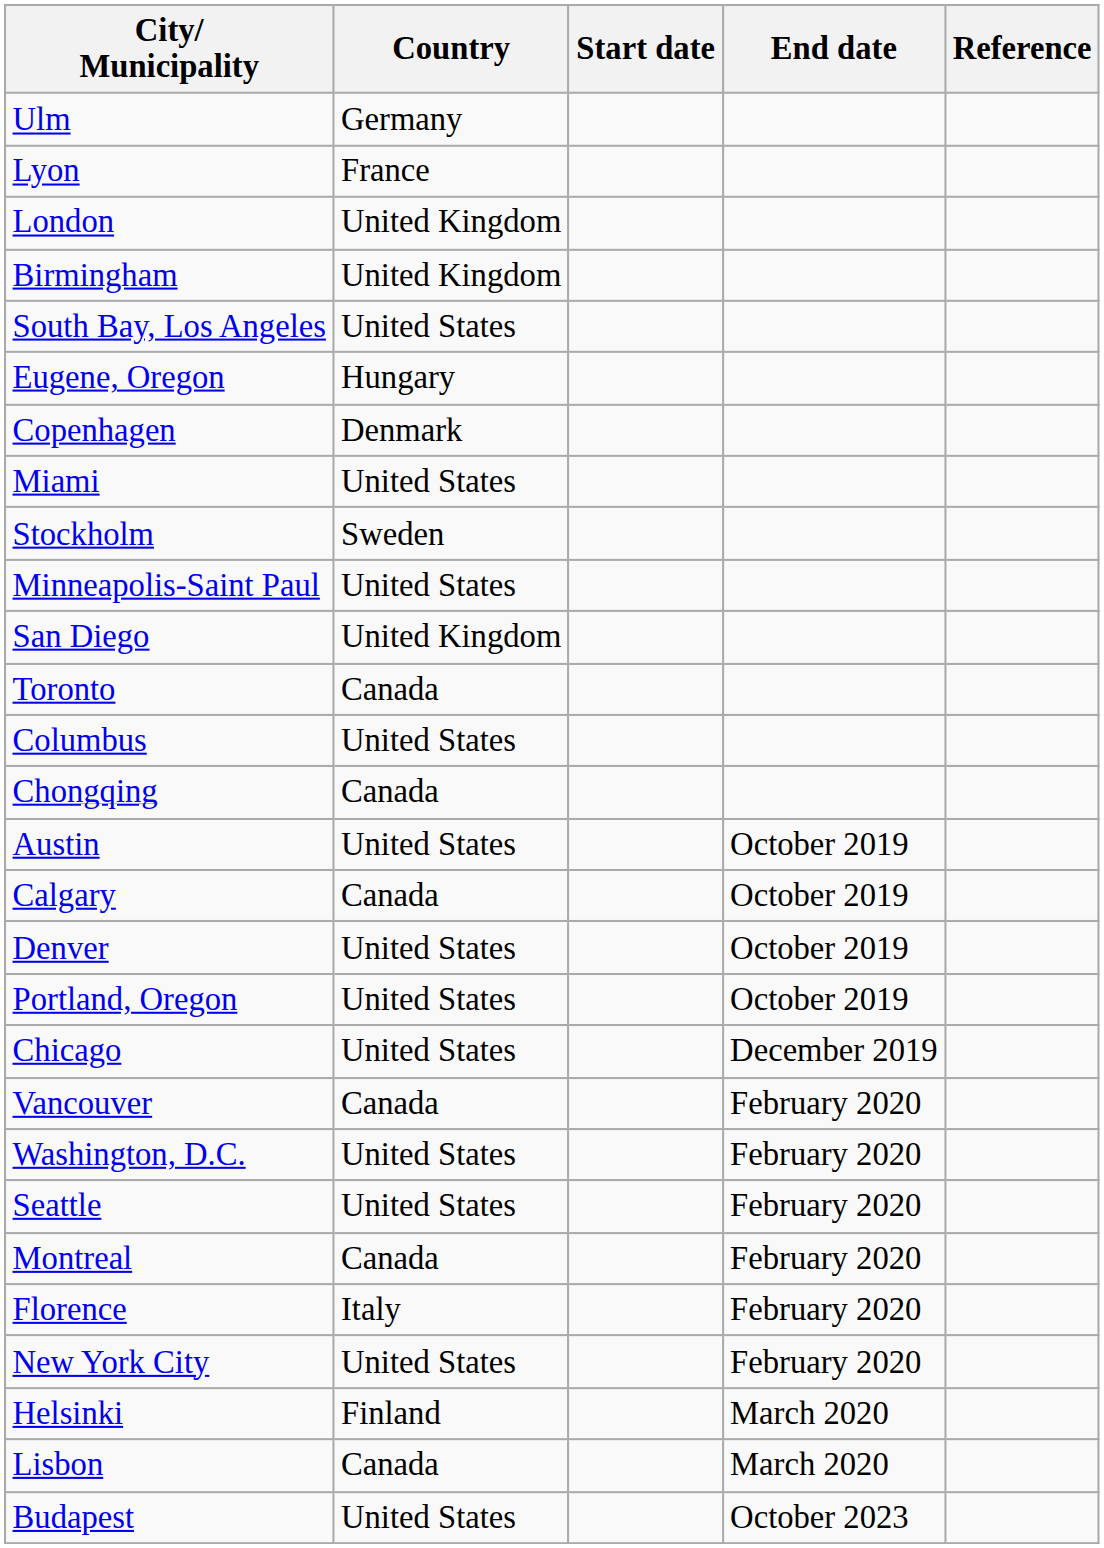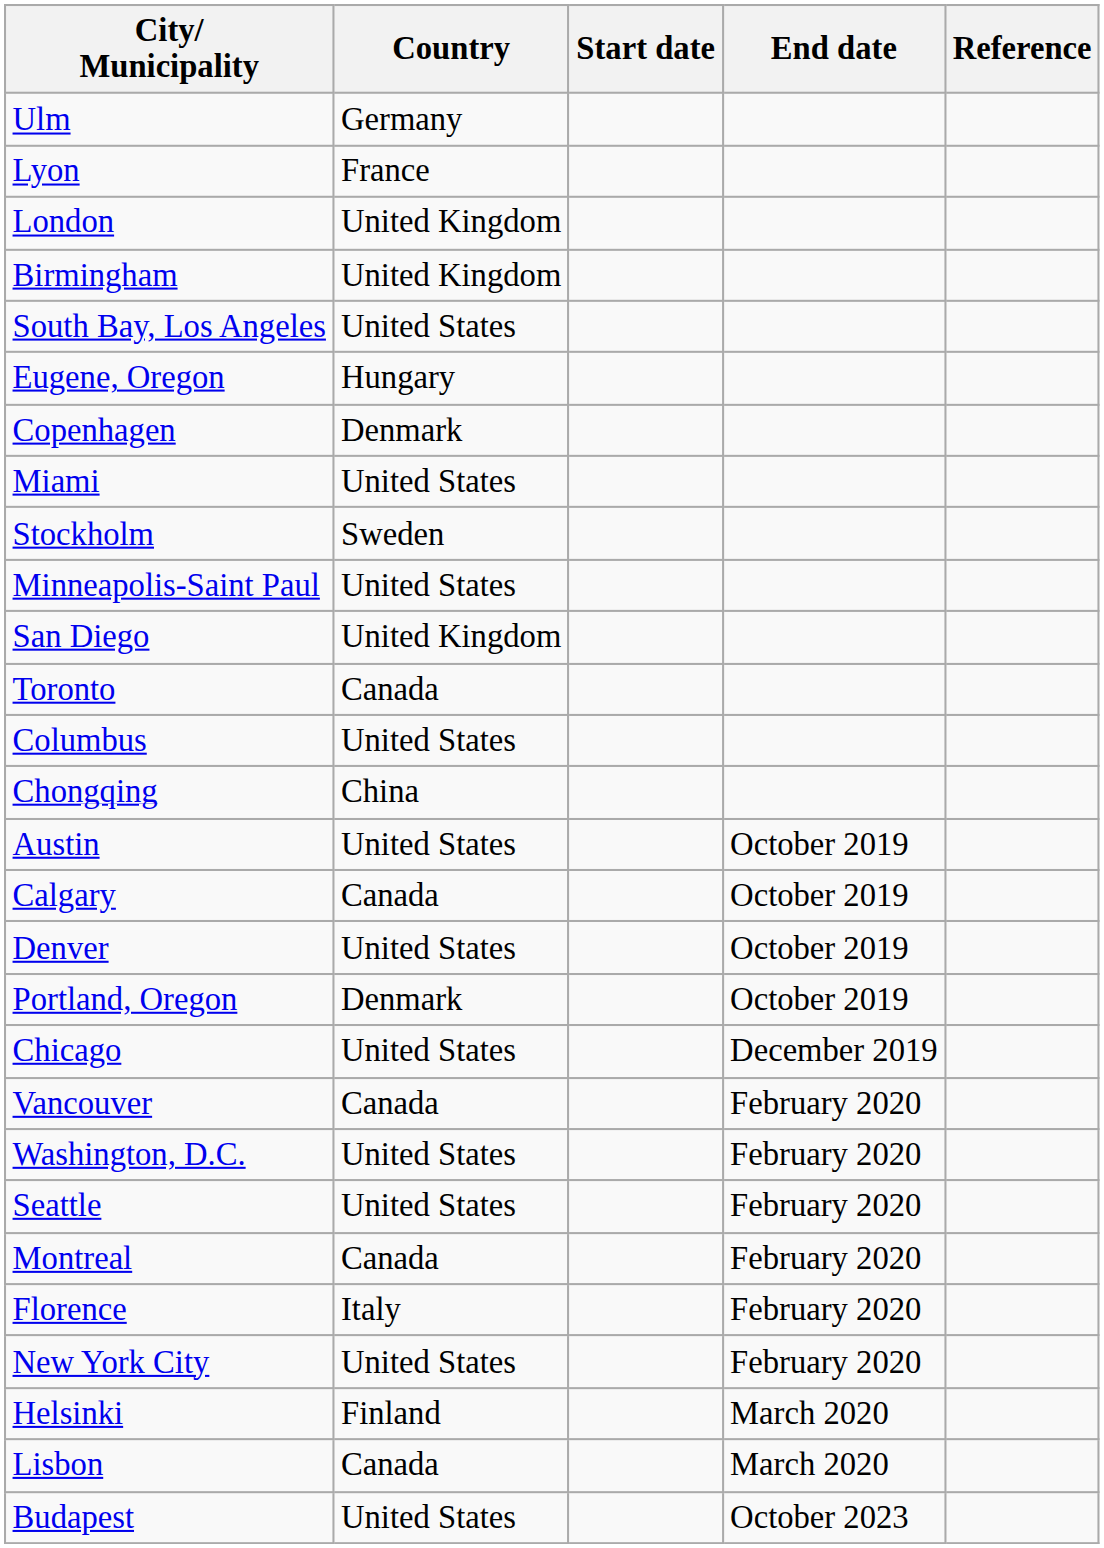(390, 791) Canada -> (380, 791) China
(428, 998) United States -> (402, 998) Denmark
